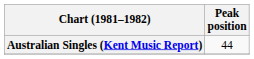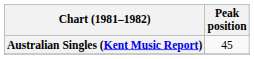(227, 44) 44 -> (227, 44) 45
